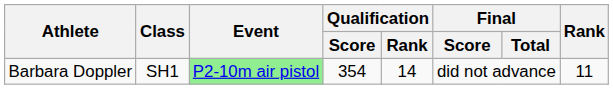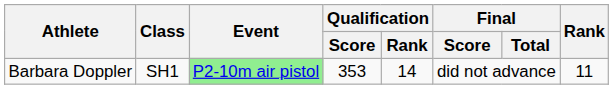(352, 72) 354 -> (352, 72) 353
